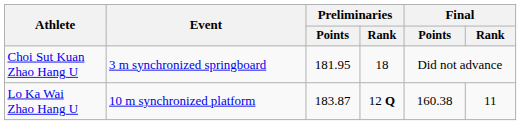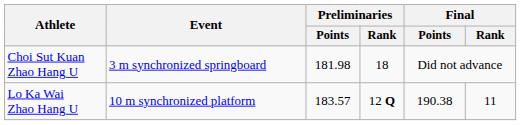(333, 64) 181.95 -> (333, 64) 181.98
(333, 101) 183.87 -> (333, 101) 183.57
(435, 101) 160.38 -> (435, 101) 190.38
